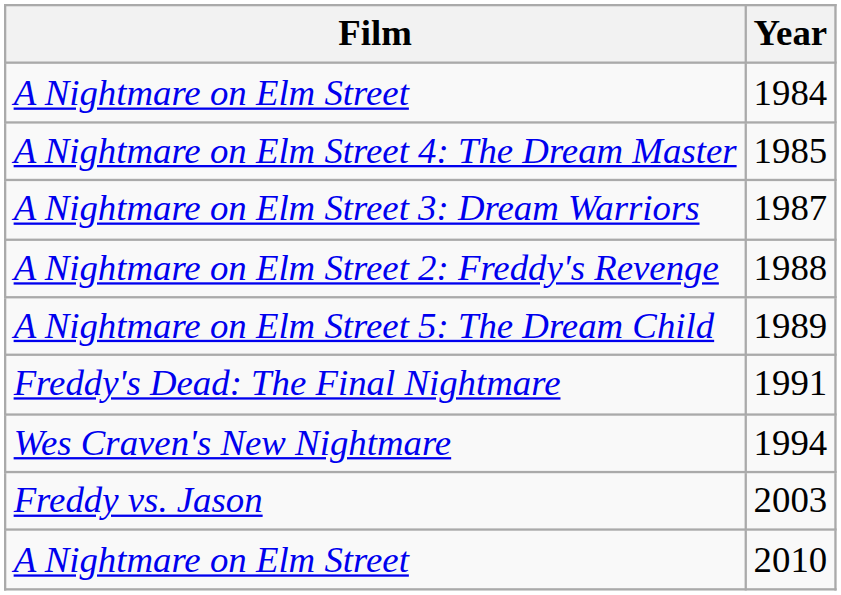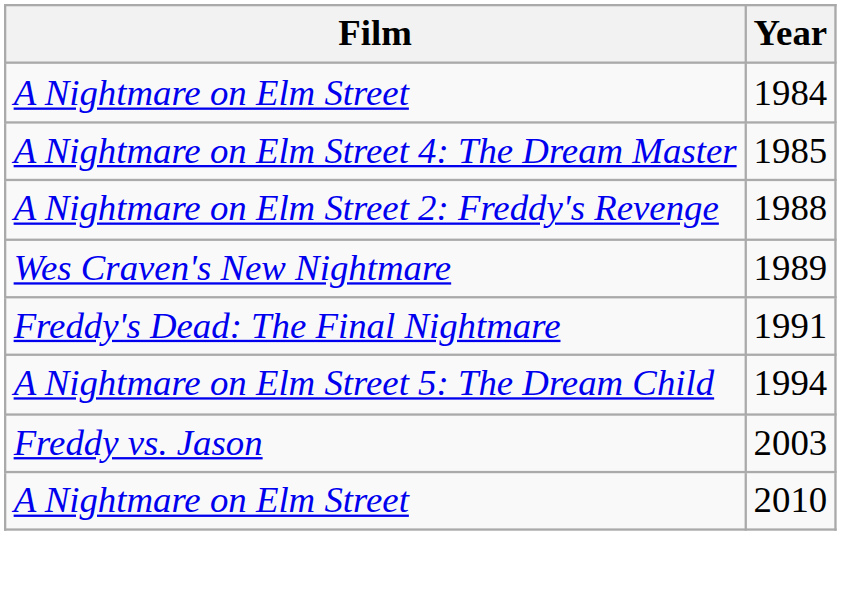- row: (790, 208)
(364, 325) A Nightmare on Elm Street 5: The Dream Child -> (232, 267) Wes Craven's New Nightmare
(232, 442) Wes Craven's New Nightmare -> (364, 383) A Nightmare on Elm Street 5: The Dream Child
